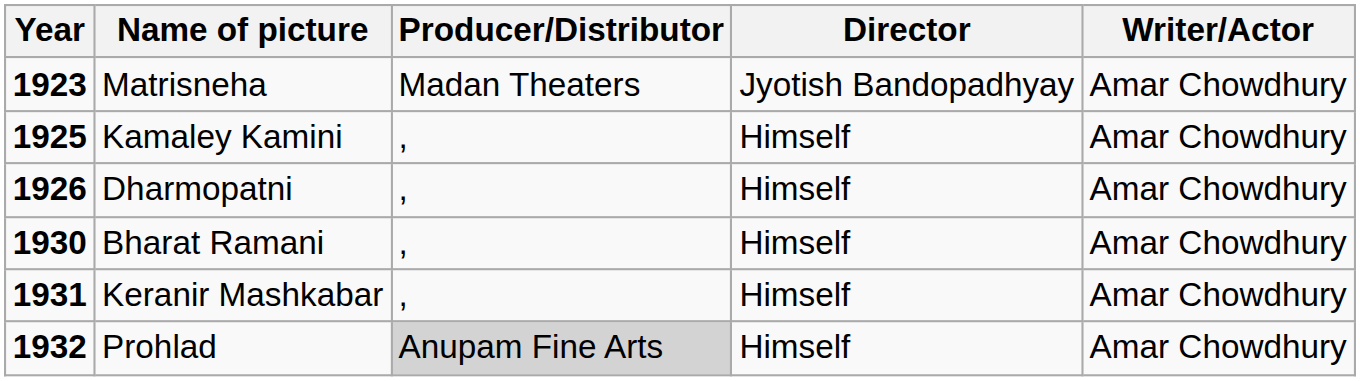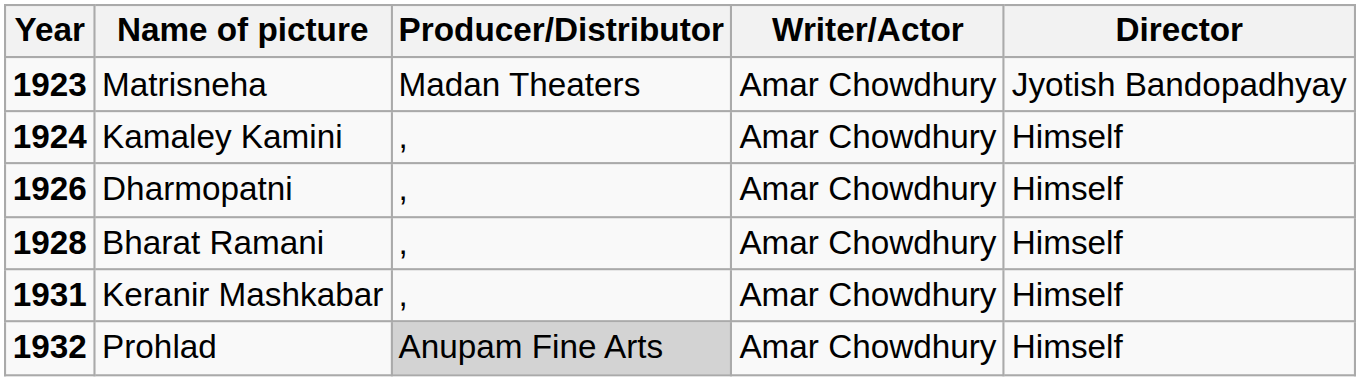columns swapped: (1218, 30) <-> (907, 30)
(50, 136) 1925 -> (50, 136) 1924
(50, 242) 1930 -> (50, 242) 1928
